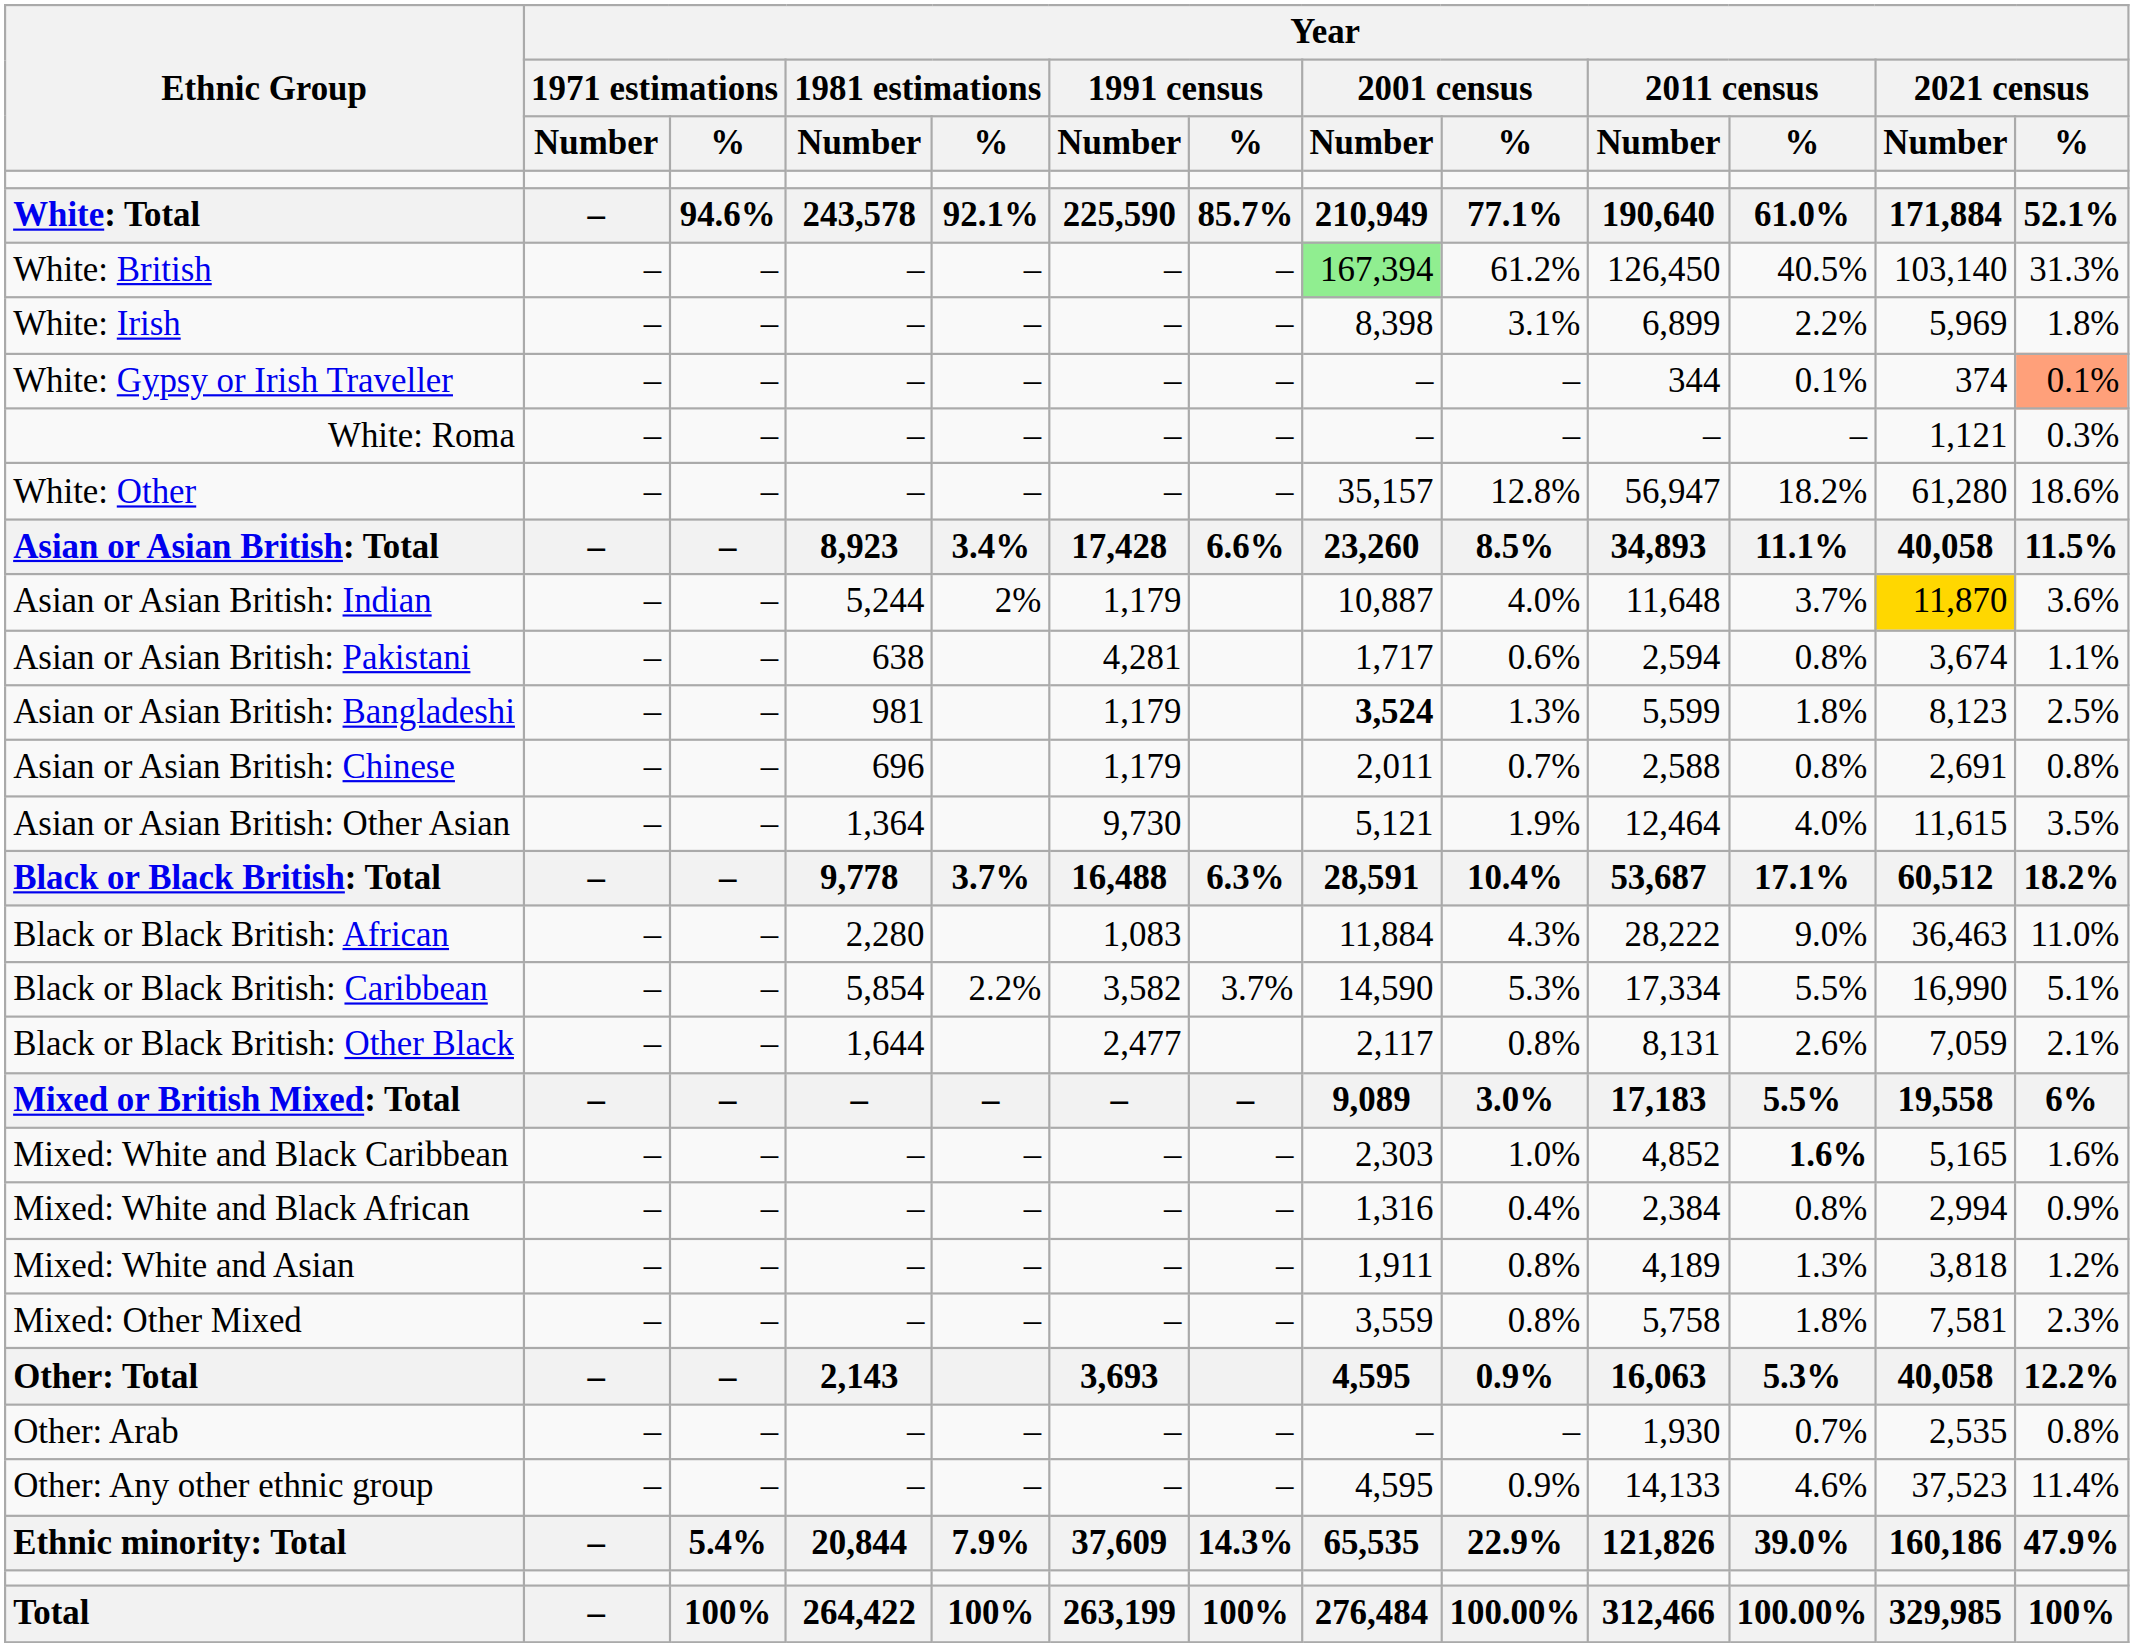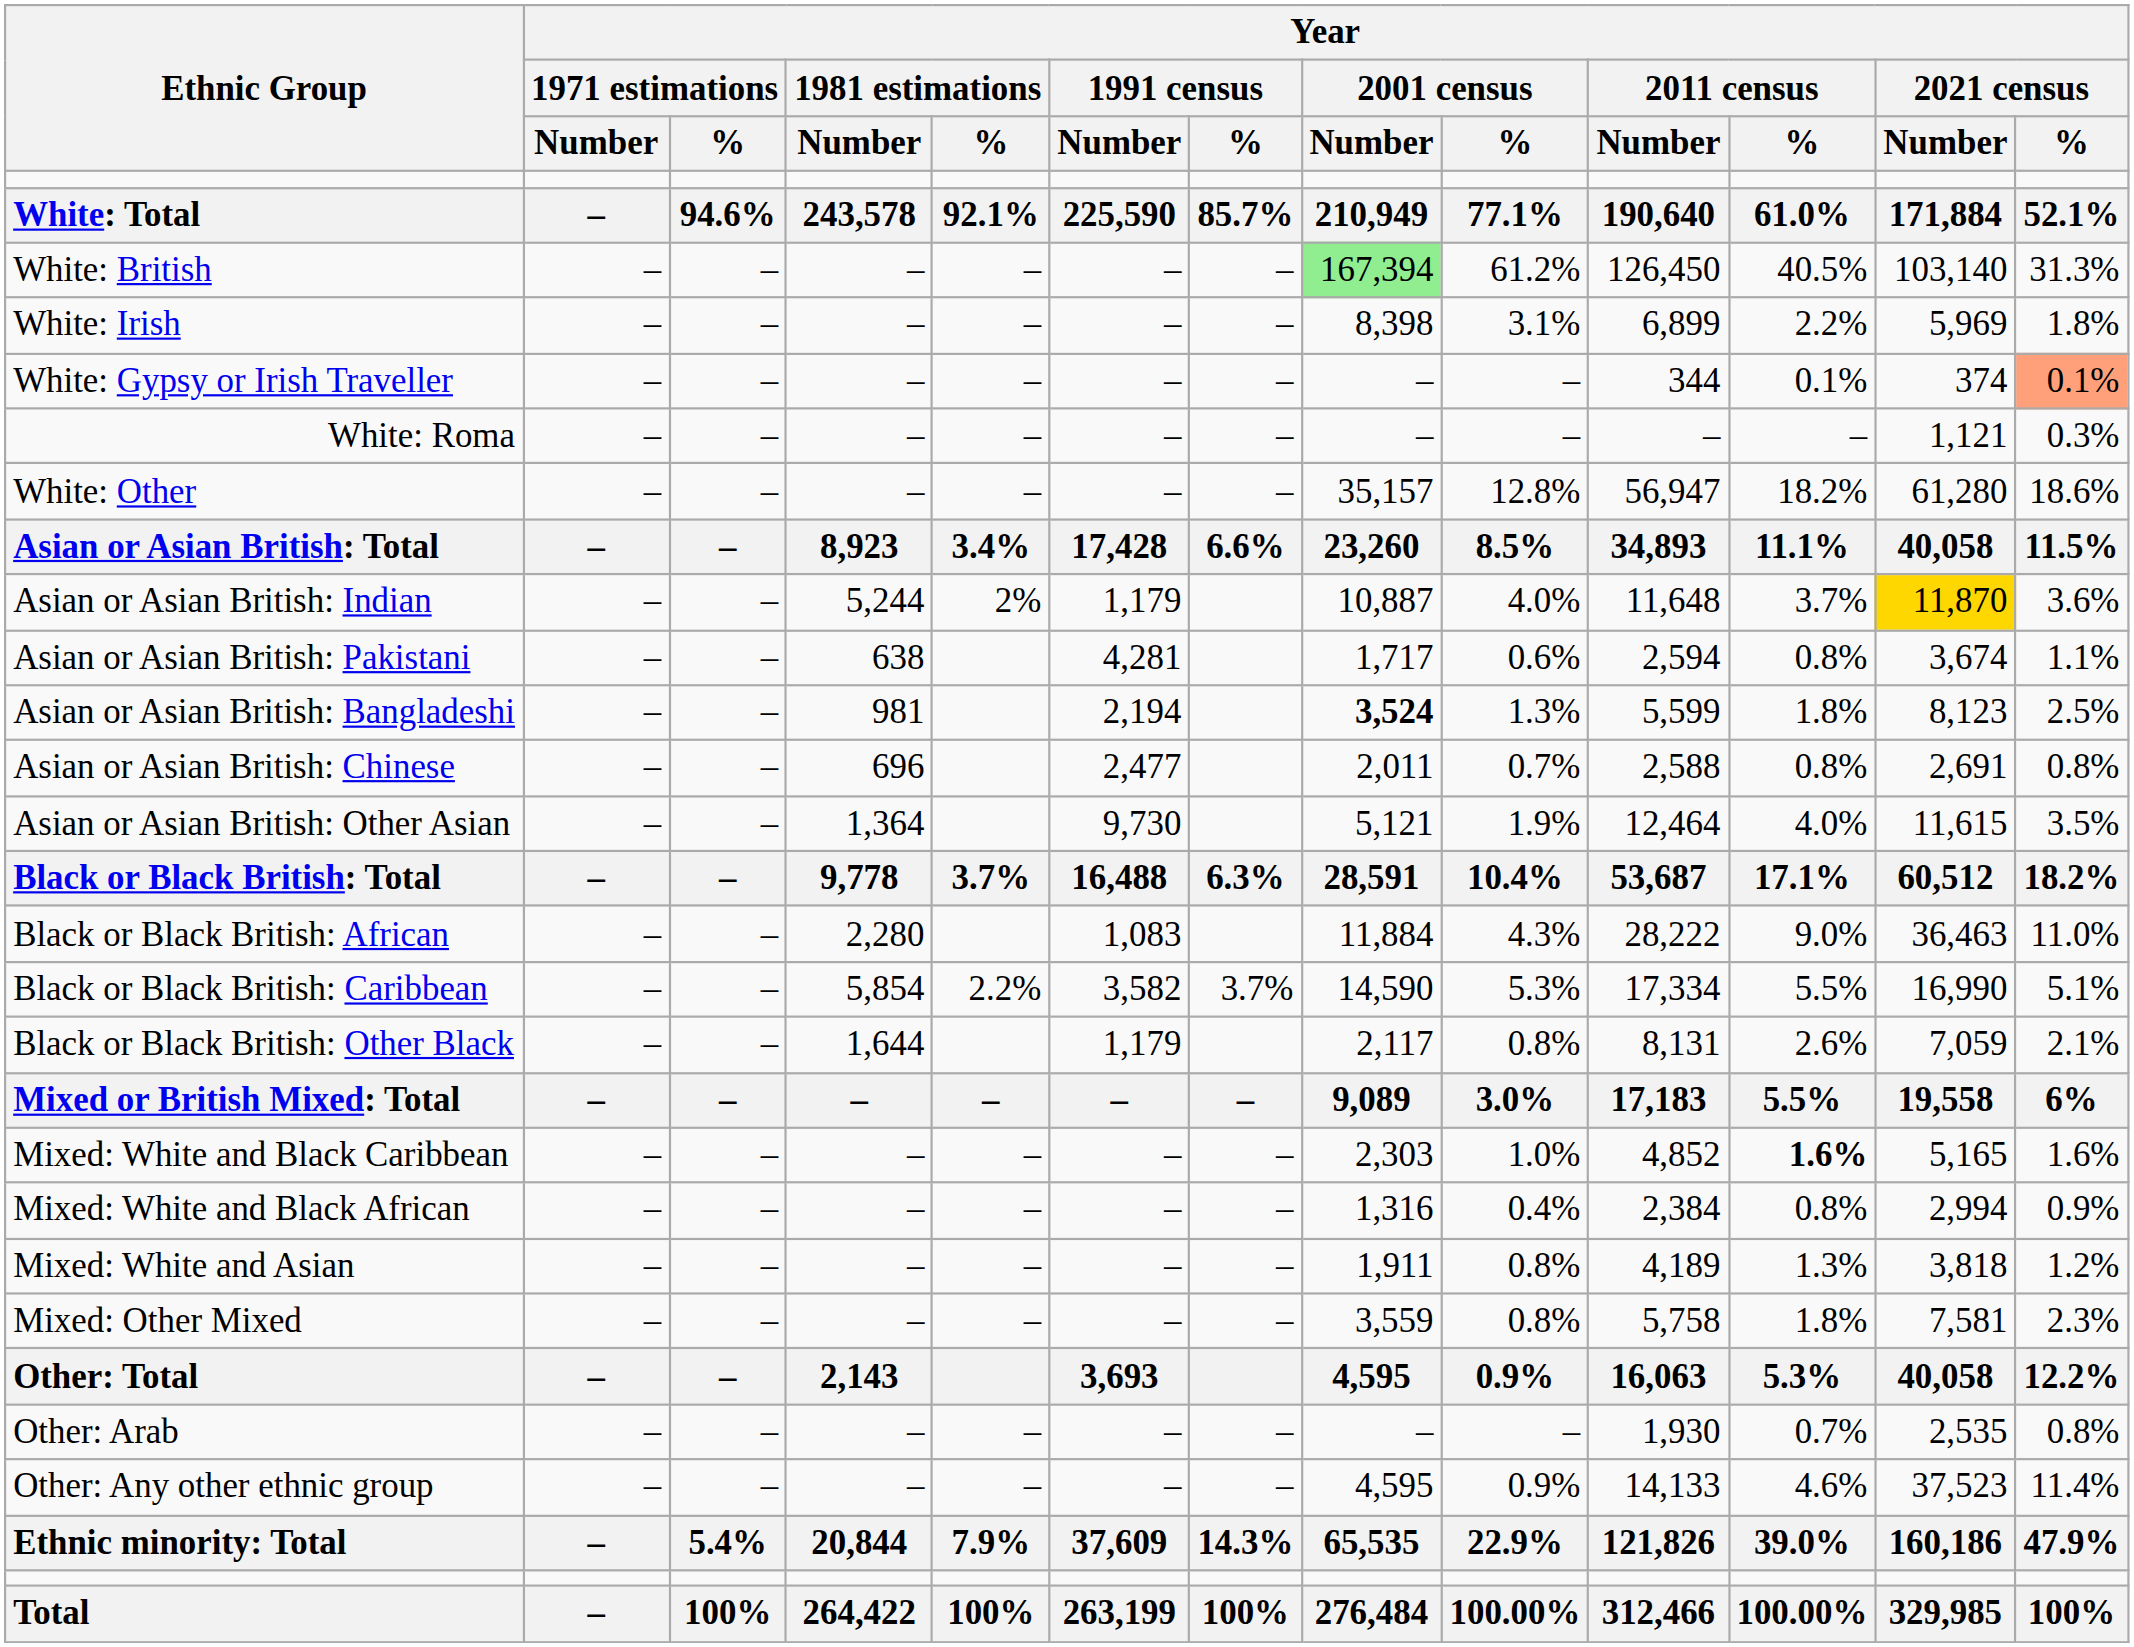(1142, 712) 1,179 -> (1142, 712) 2,194
(1142, 767) 1,179 -> (1142, 767) 2,477
(1142, 1043) 2,477 -> (1142, 1043) 1,179
